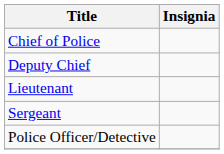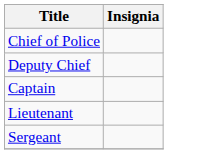+ row: (32, 88)
- row: (82, 137)
